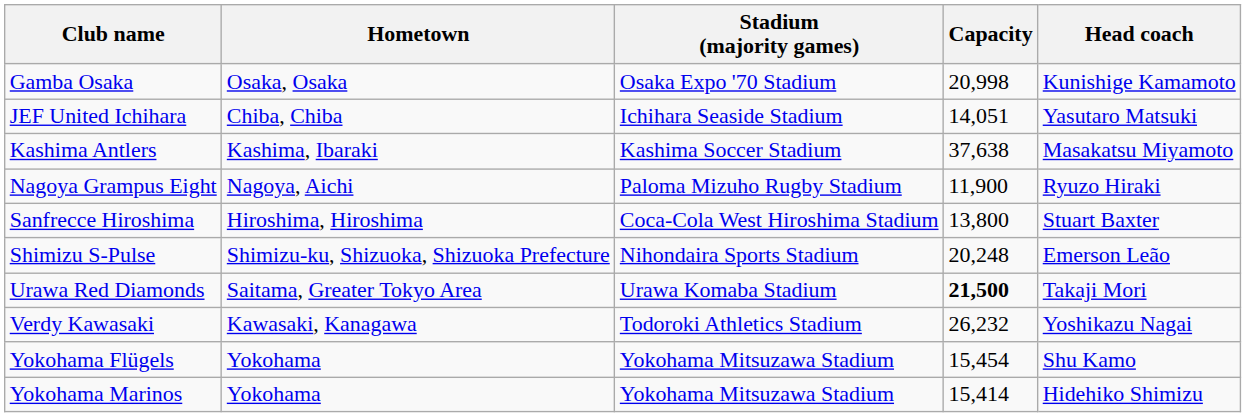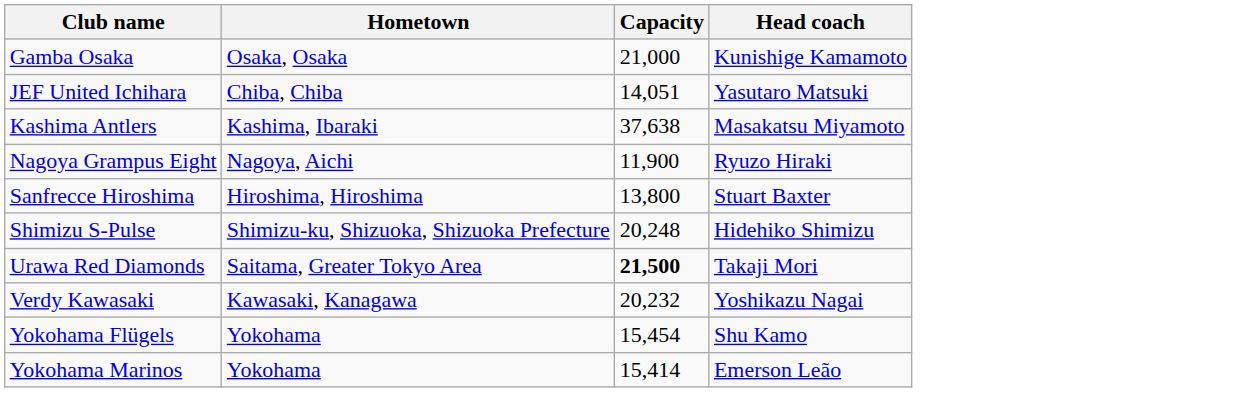- column: (779, 34)
(979, 81) 20,998 -> (650, 56) 21,000
(1106, 255) Emerson Leão -> (794, 230) Hidehiko Shimizu
(979, 324) 26,232 -> (650, 299) 20,232
(1123, 394) Hidehiko Shimizu -> (778, 369) Emerson Leão
